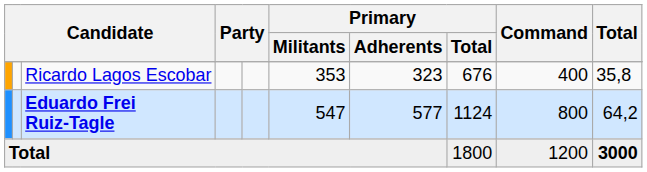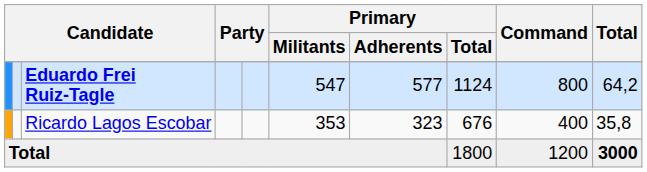rows swapped: (80, 114) <-> (118, 75)
